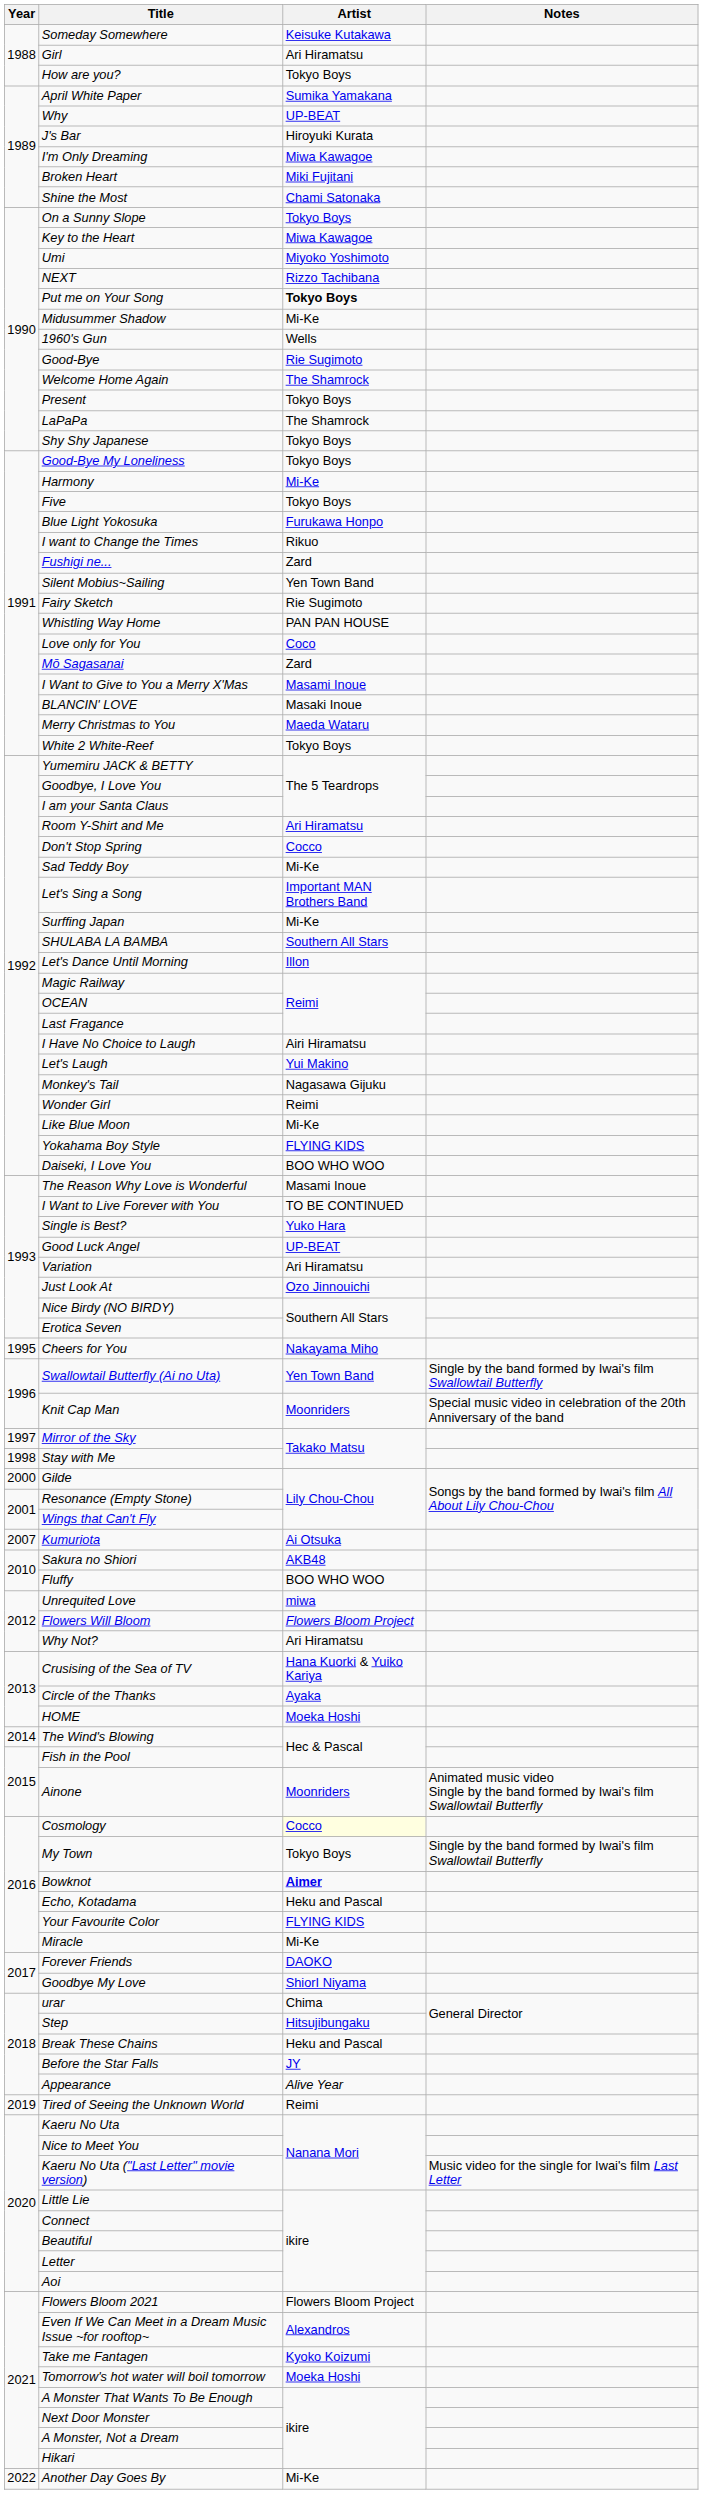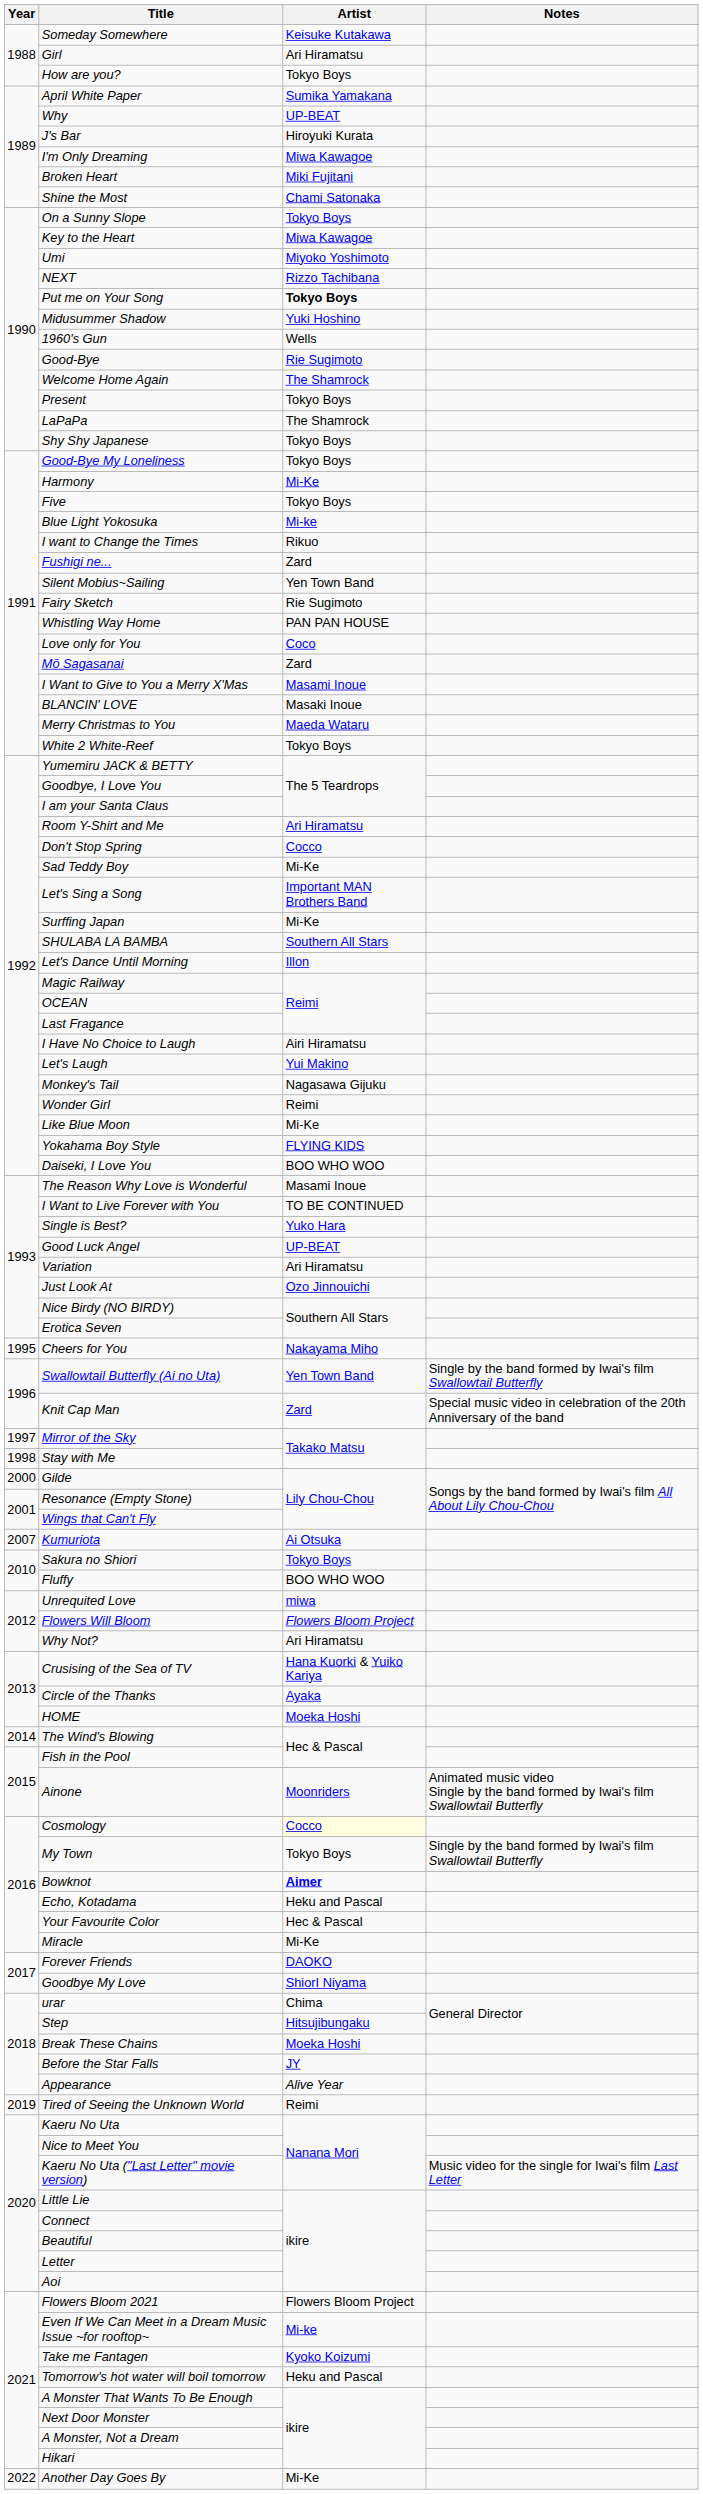(302, 319) Mi-Ke -> (323, 319) Yuki Hoshino
(334, 522) Furukawa Honpo -> (301, 522) Mi-ke
(318, 1410) Moonriders -> (299, 1410) Zard
(306, 1560) AKB48 -> (318, 1560) Tokyo Boys
(325, 1922) FLYING KIDS -> (324, 1922) Hec & Pascal
(334, 2043) Heku and Pascal -> (323, 2043) Moeka Hoshi
(318, 2329) Alexandros -> (301, 2329) Mi-ke
(323, 2377) Moeka Hoshi -> (334, 2377) Heku and Pascal
